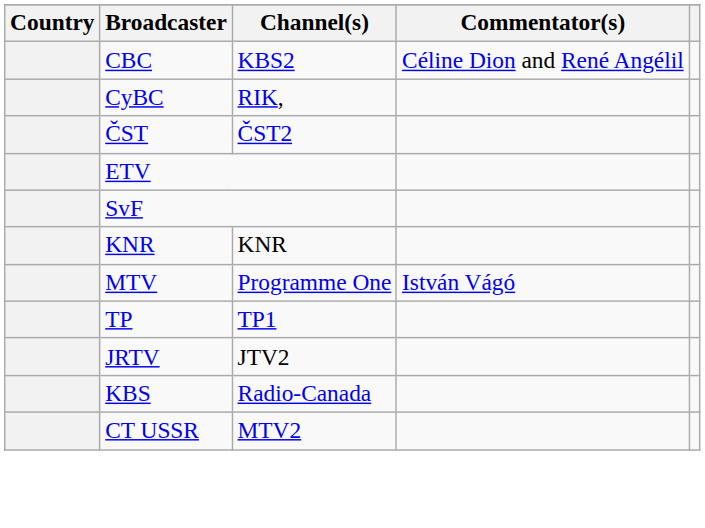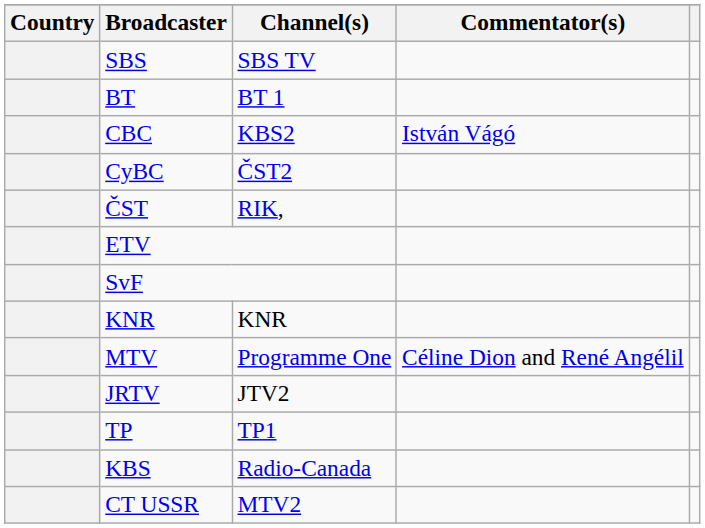+ row: (126, 60)
+ row: (120, 97)
(543, 60) Céline Dion and René Angélil -> (459, 134) István Vágó
(261, 97) RIK, -> (265, 171) ČST2
(265, 134) ČST2 -> (261, 208) RIK,
(459, 282) István Vágó -> (543, 356) Céline Dion and René Angélil
rows swapped: (132, 356) <-> (119, 319)
